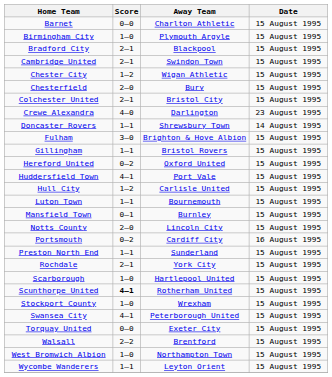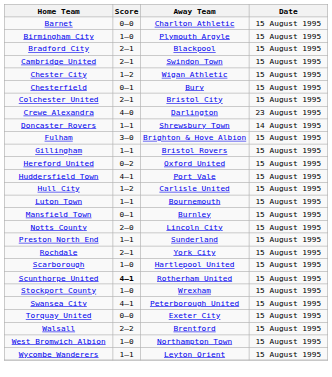(127, 87) 2–0 -> (127, 87) 0–1
- row: (59, 239)
